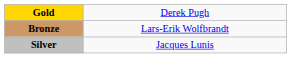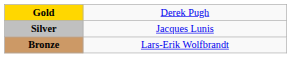rows swapped: (44, 45) <-> (44, 28)
